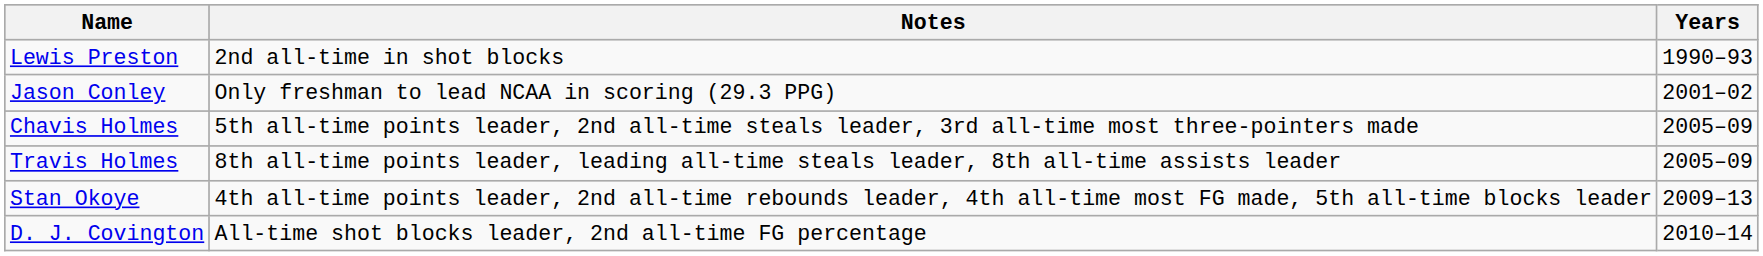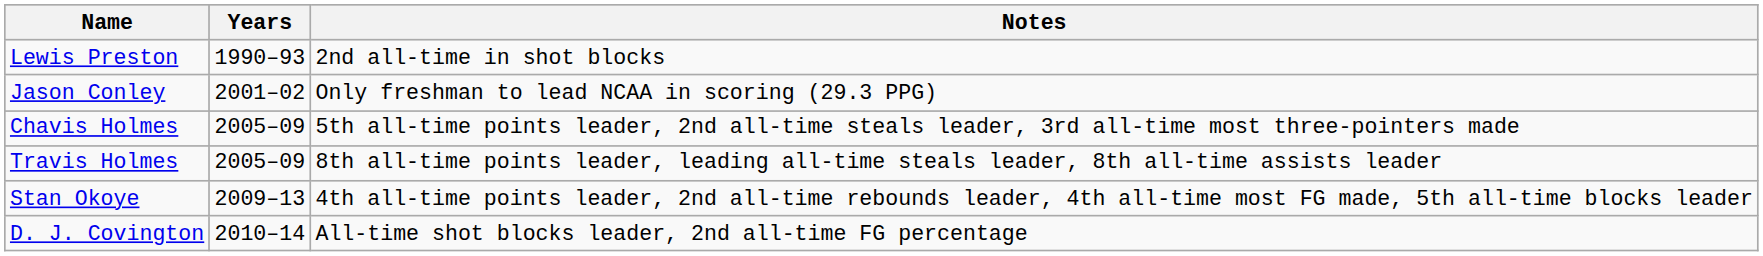columns swapped: (1708, 22) <-> (933, 22)
